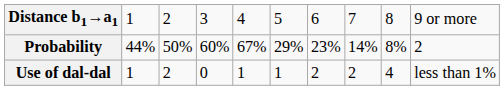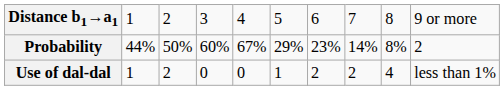(241, 72) 1 -> (241, 72) 0
